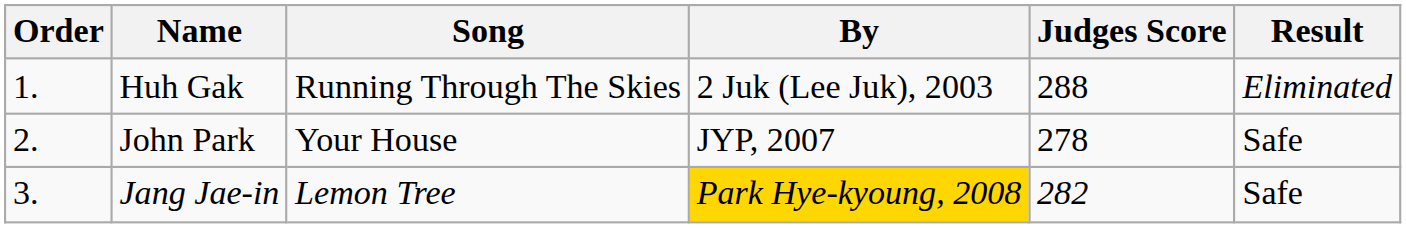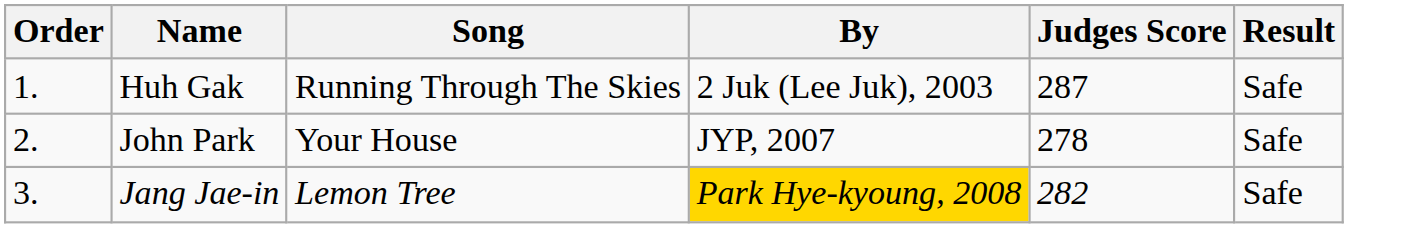(1063, 85) 288 -> (1063, 85) 287
(1317, 85) Eliminated -> (1273, 85) Safe
